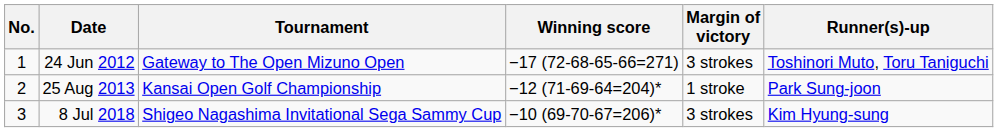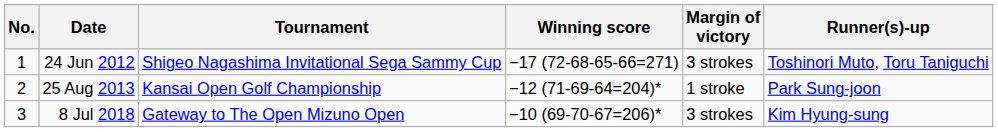(273, 62) Gateway to The Open Mizuno Open -> (322, 62) Shigeo Nagashima Invitational Sega Sammy Cup
(322, 114) Shigeo Nagashima Invitational Sega Sammy Cup -> (273, 114) Gateway to The Open Mizuno Open
